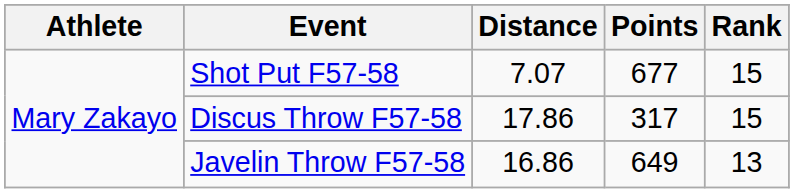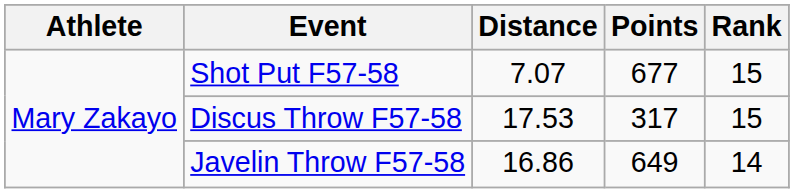(538, 118) 17.86 -> (538, 118) 17.53
(747, 163) 13 -> (747, 163) 14
